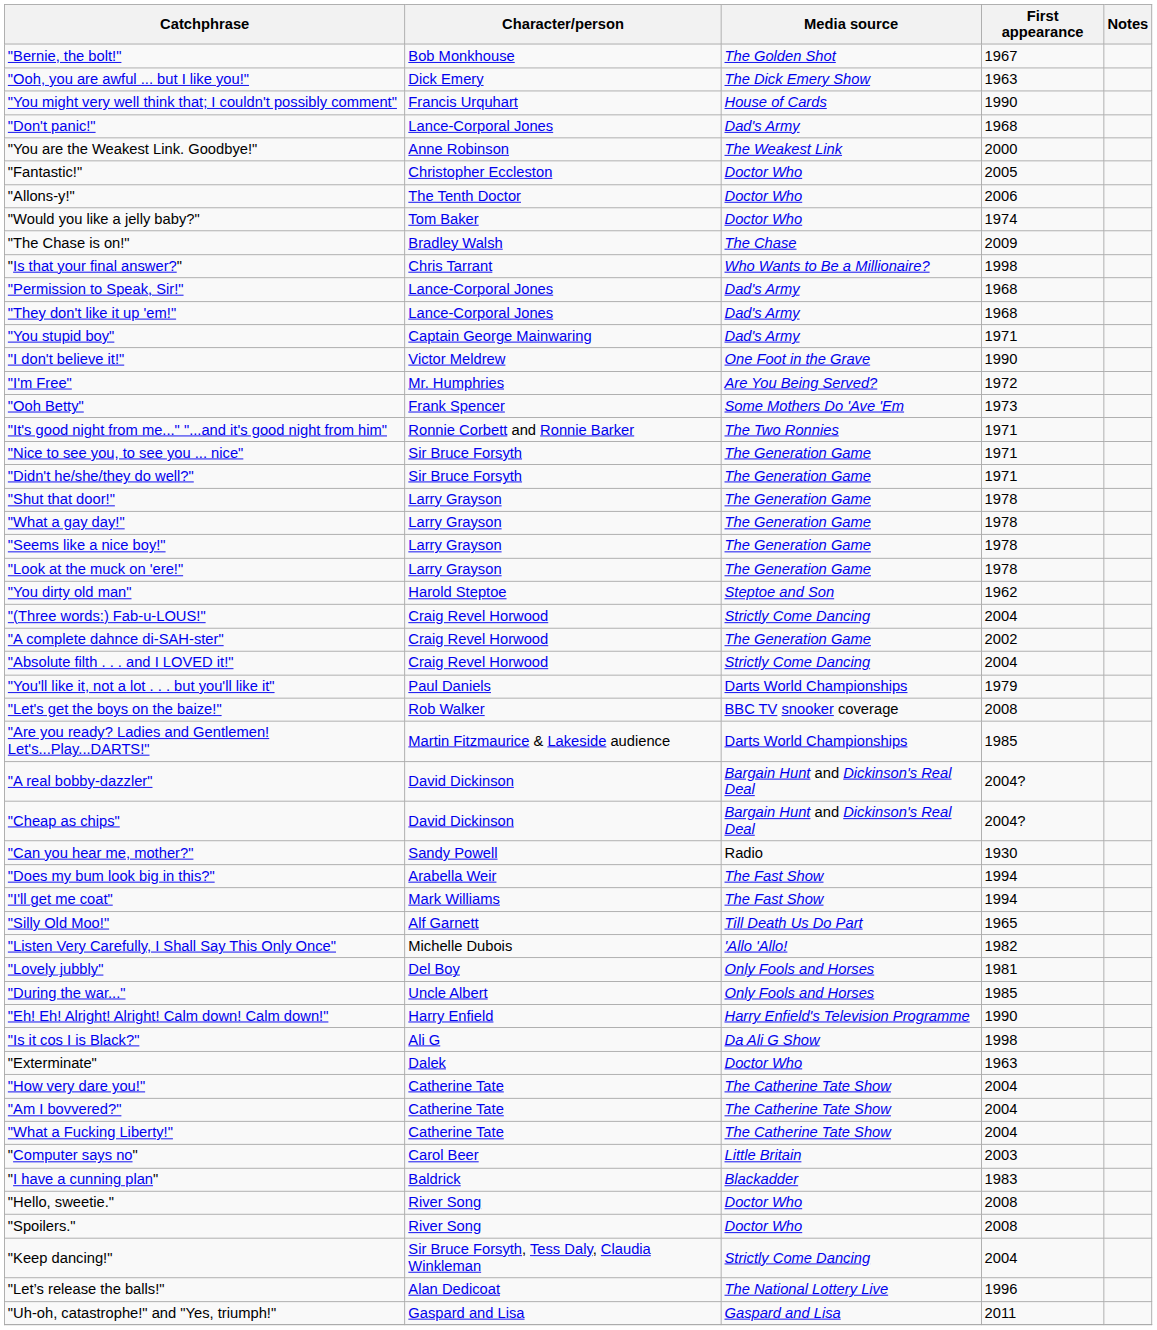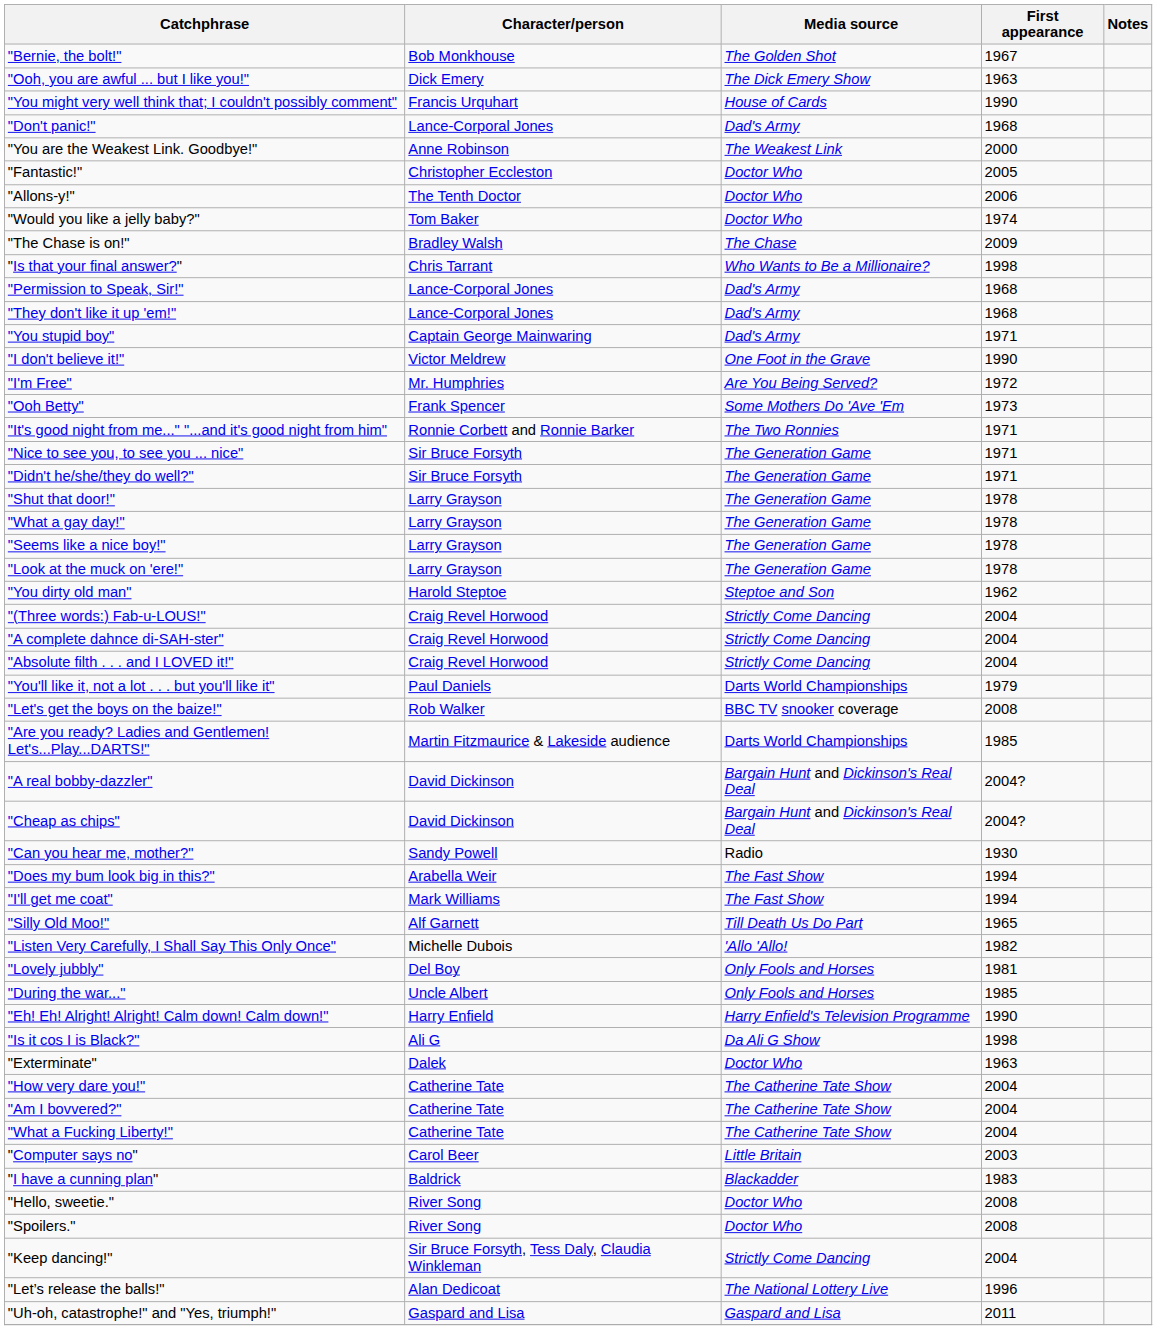(798, 639) The Generation Game -> (797, 639) Strictly Come Dancing
(1001, 639) 2002 -> (1001, 639) 2004
